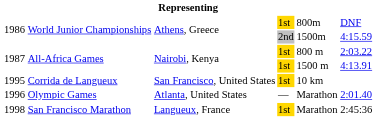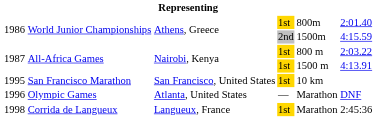(351, 22) DNF -> (356, 22) 2:01.40
(73, 80) Corrida de Langueux -> (79, 80) San Francisco Marathon
(356, 95) 2:01.40 -> (351, 95) DNF
(79, 109) San Francisco Marathon -> (73, 109) Corrida de Langueux
